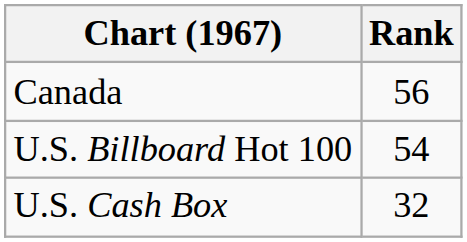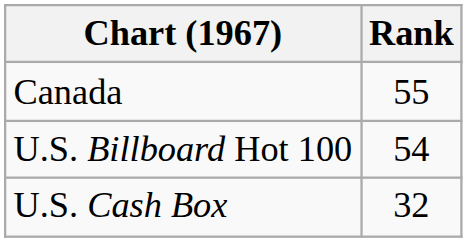(411, 90) 56 -> (411, 90) 55
